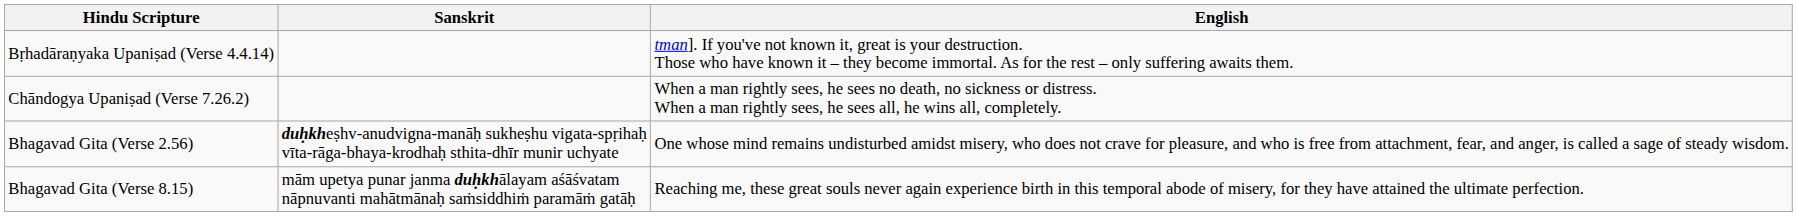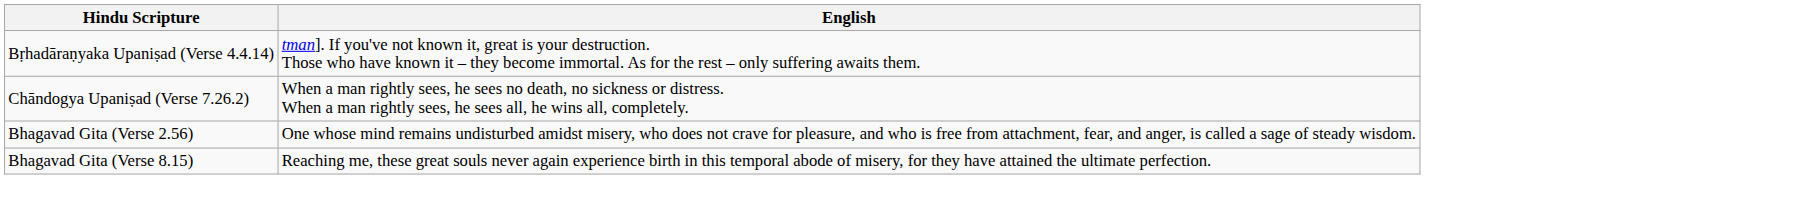- column: (464, 17)
